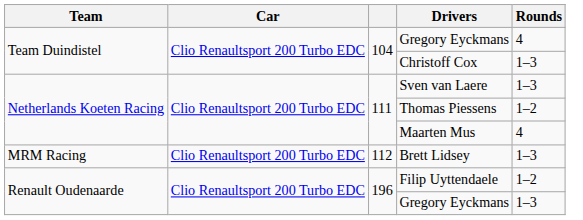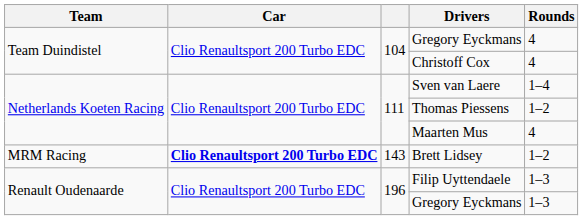(526, 62) 1–3 -> (532, 62) 4
(526, 85) 1–3 -> (539, 85) 1–4
(268, 155) normal -> (274, 155) bold
(382, 155) 112 -> (395, 155) 143
(526, 155) 1–3 -> (539, 155) 1–2
(526, 179) 1–2 -> (539, 179) 1–3
